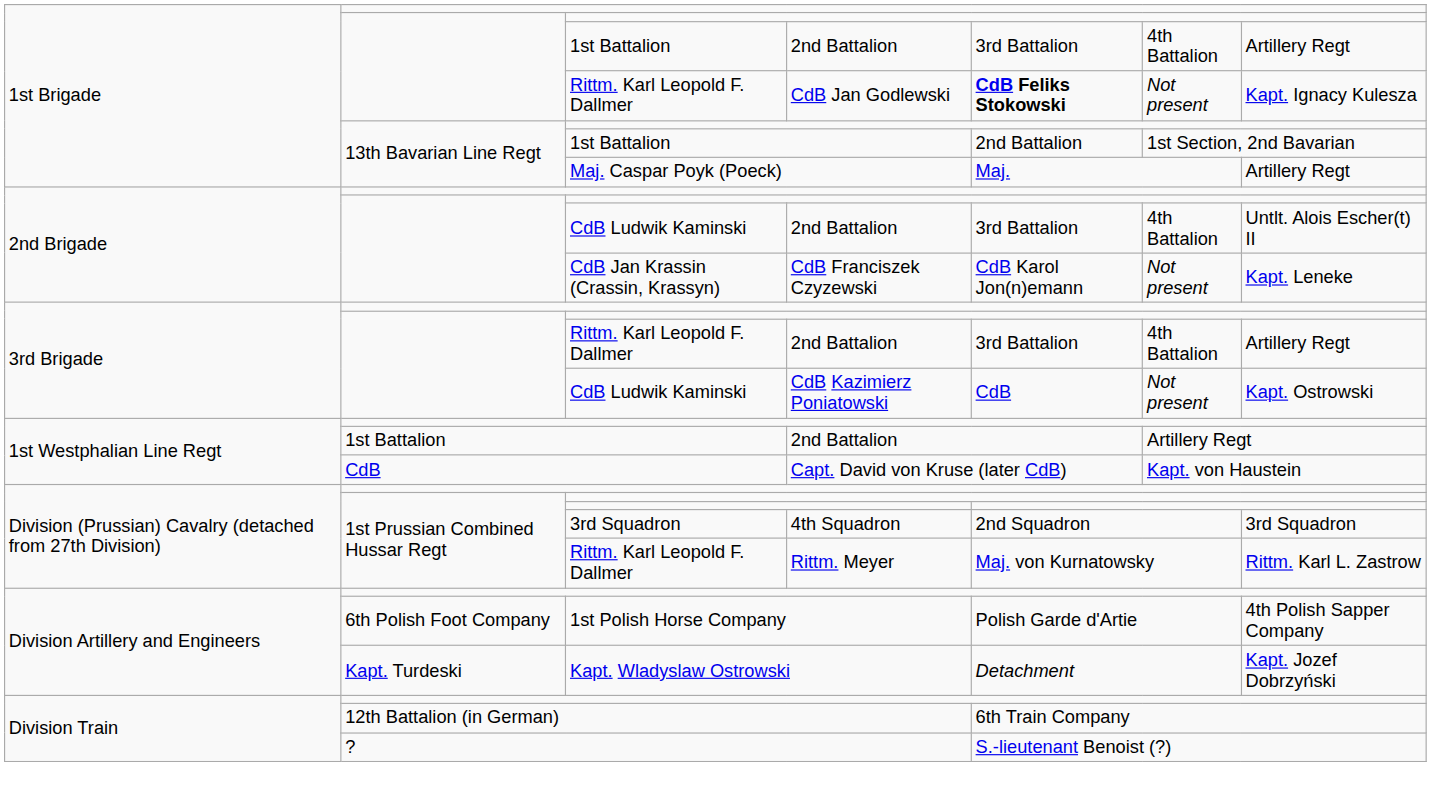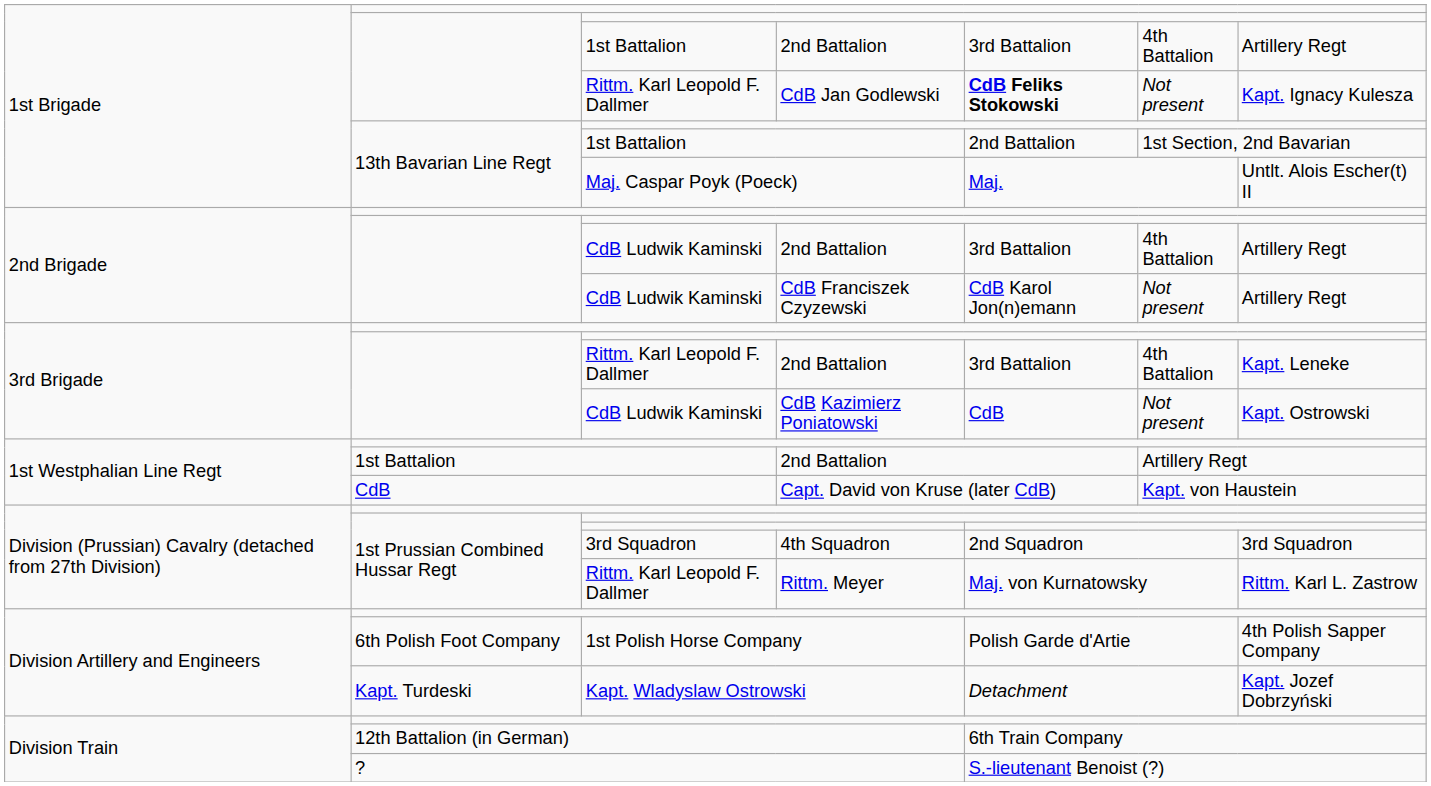(1298, 172) Artillery Regt -> (1324, 182) Untlt. Alois Escher(t) II
(1328, 228) Untlt. Alois Escher(t) II -> (1294, 248) Artillery Regt
(645, 277) CdB Jan Krassin (Crassin, Krassyn) -> (674, 297) CdB Ludwik Kaminski
(1299, 277) Kapt. Leneke -> (1294, 297) Artillery Regt
(1298, 343) Artillery Regt -> (1296, 364) Kapt. Leneke
